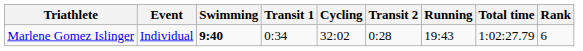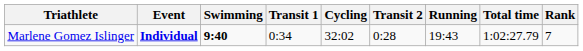(167, 35) normal -> (169, 35) bold
(544, 35) 6 -> (548, 35) 7
